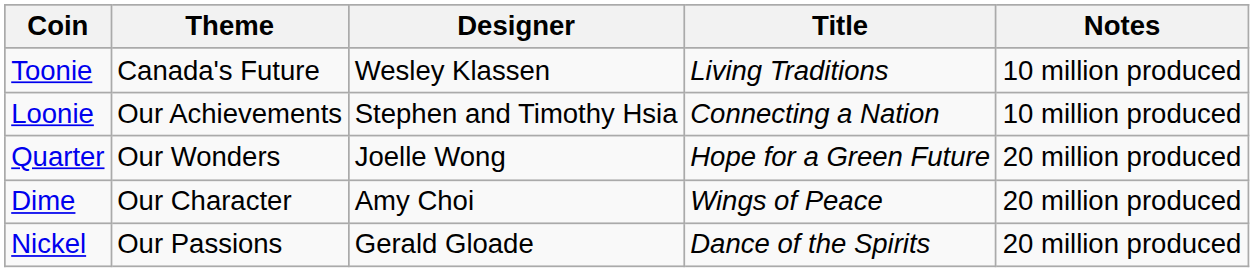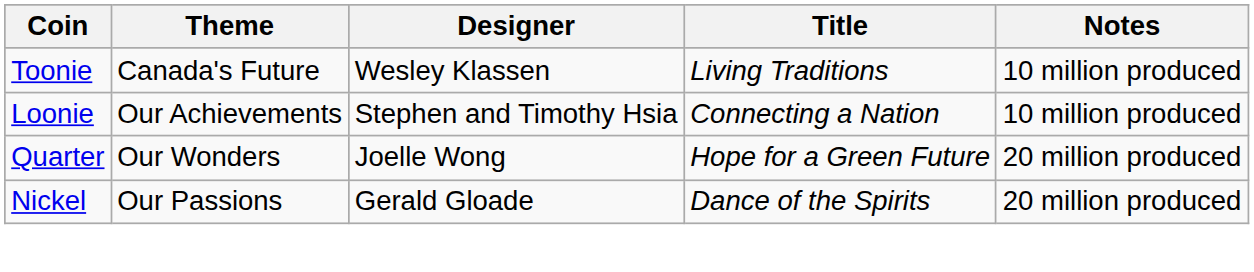- row: (43, 200)
